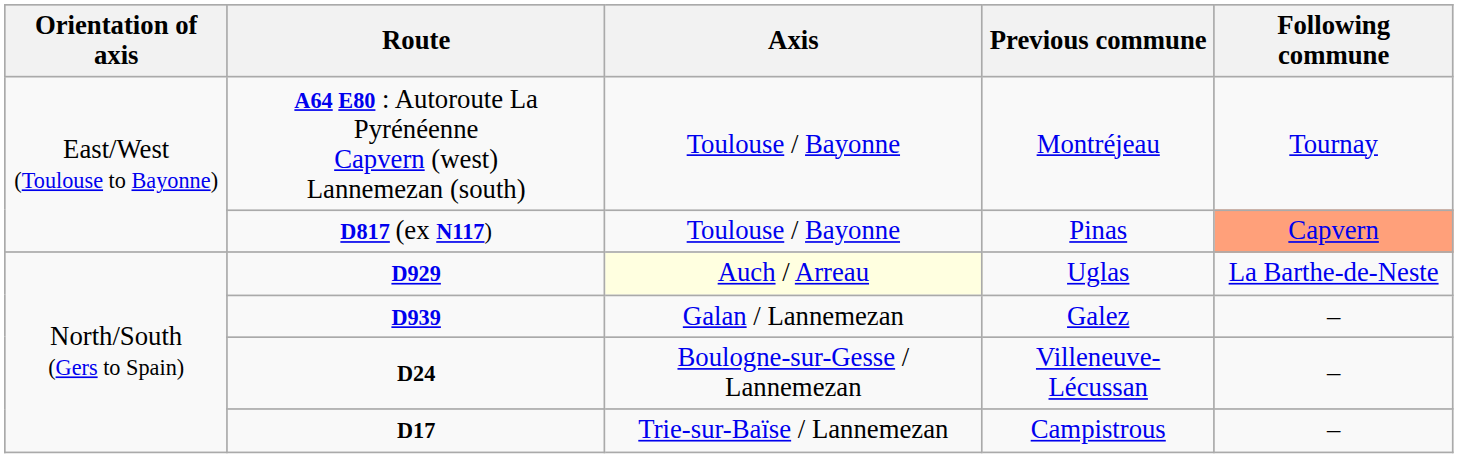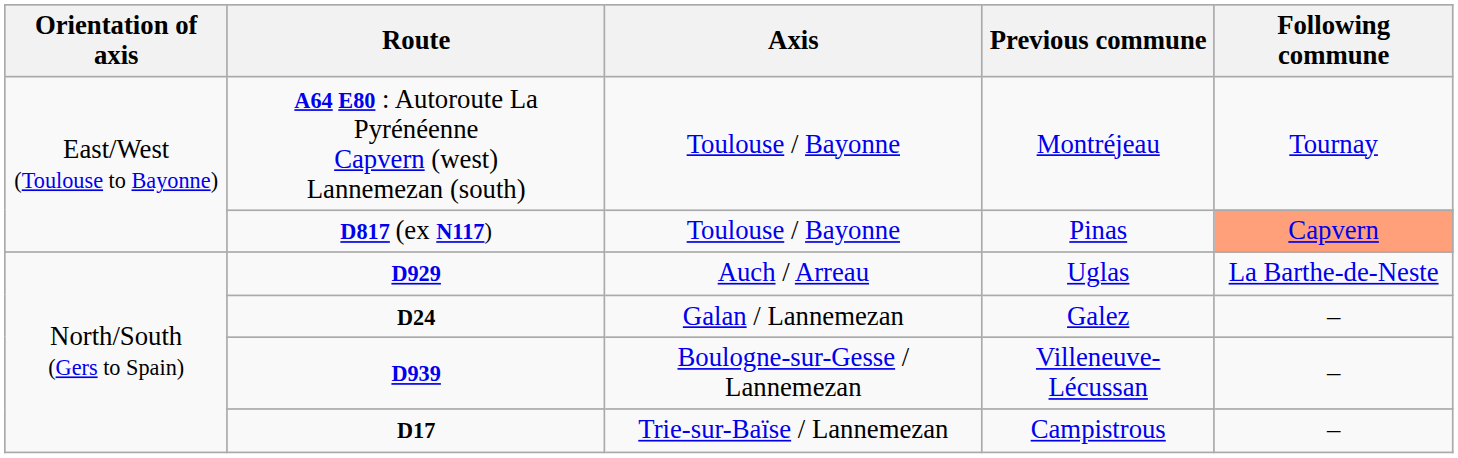(793, 273) lightyellow background -> (793, 273) no background
(416, 317) D939 -> (416, 317) D24
(416, 374) D24 -> (416, 374) D939
